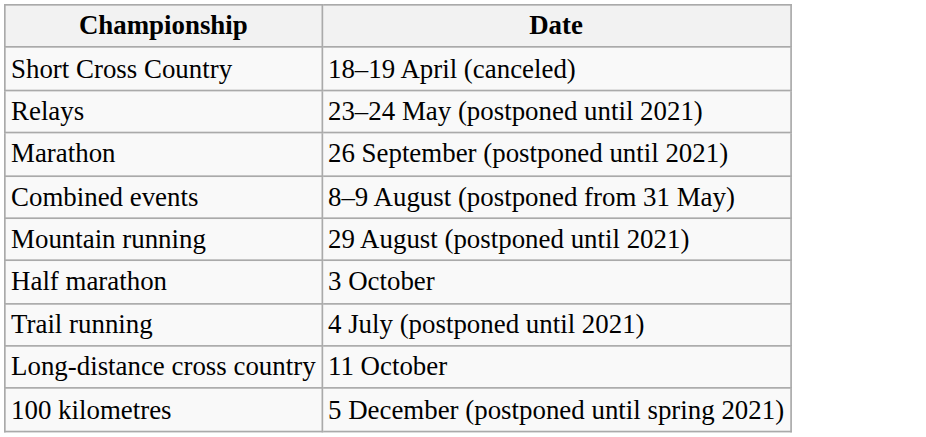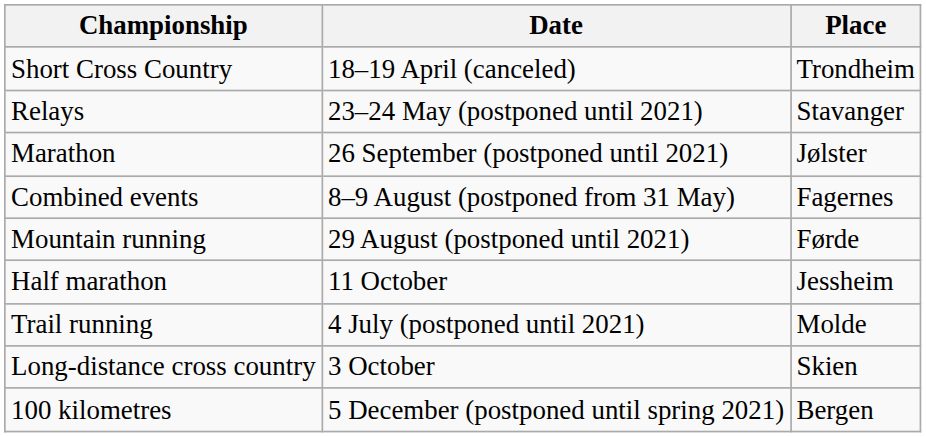+ column: (856, 25)
(381, 281) 3 October -> (388, 281) 11 October
(388, 366) 11 October -> (381, 366) 3 October
